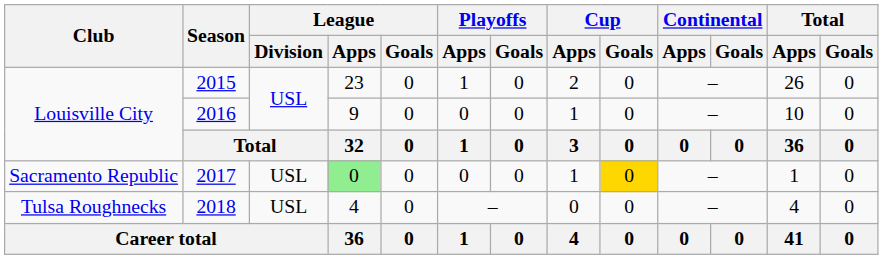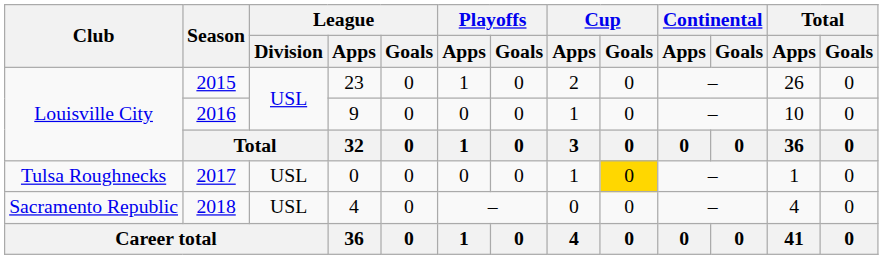(94, 176) Sacramento Republic -> (94, 176) Tulsa Roughnecks
(354, 176) lightgreen background -> (354, 176) no background
(94, 207) Tulsa Roughnecks -> (94, 207) Sacramento Republic
